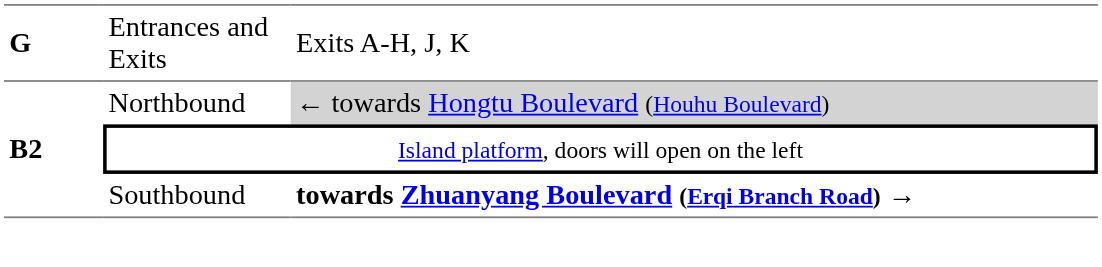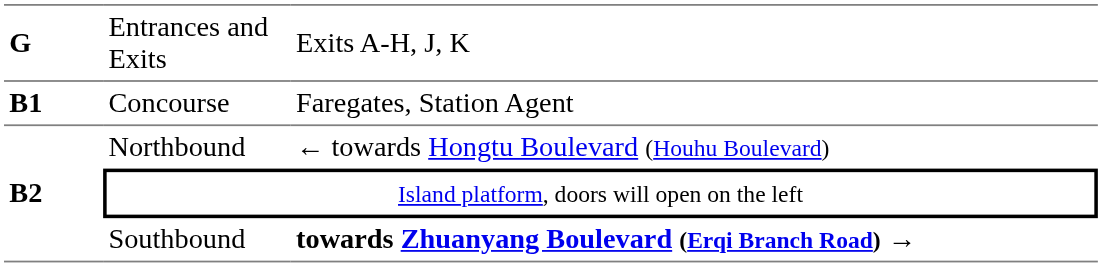+ row: (169, 102)
(563, 102) lightgrey background -> (563, 146) no background
